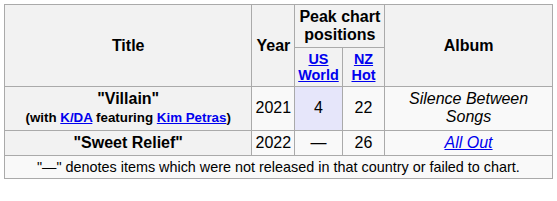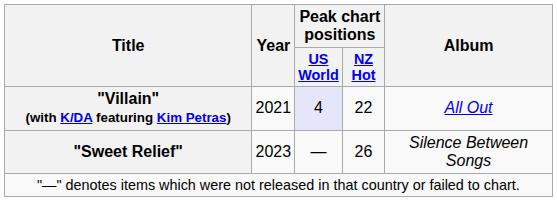(469, 108) Silence Between Songs -> (469, 108) All Out
(273, 142) 2022 -> (273, 151) 2023
(469, 142) All Out -> (469, 151) Silence Between Songs
